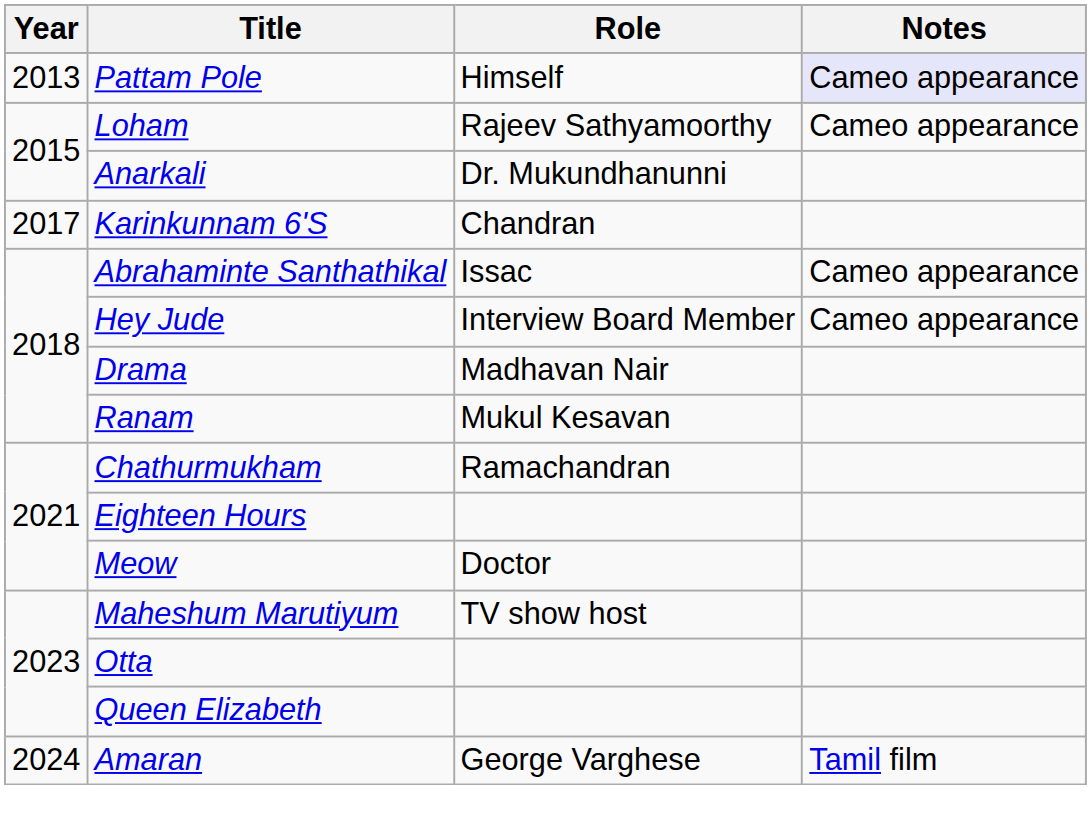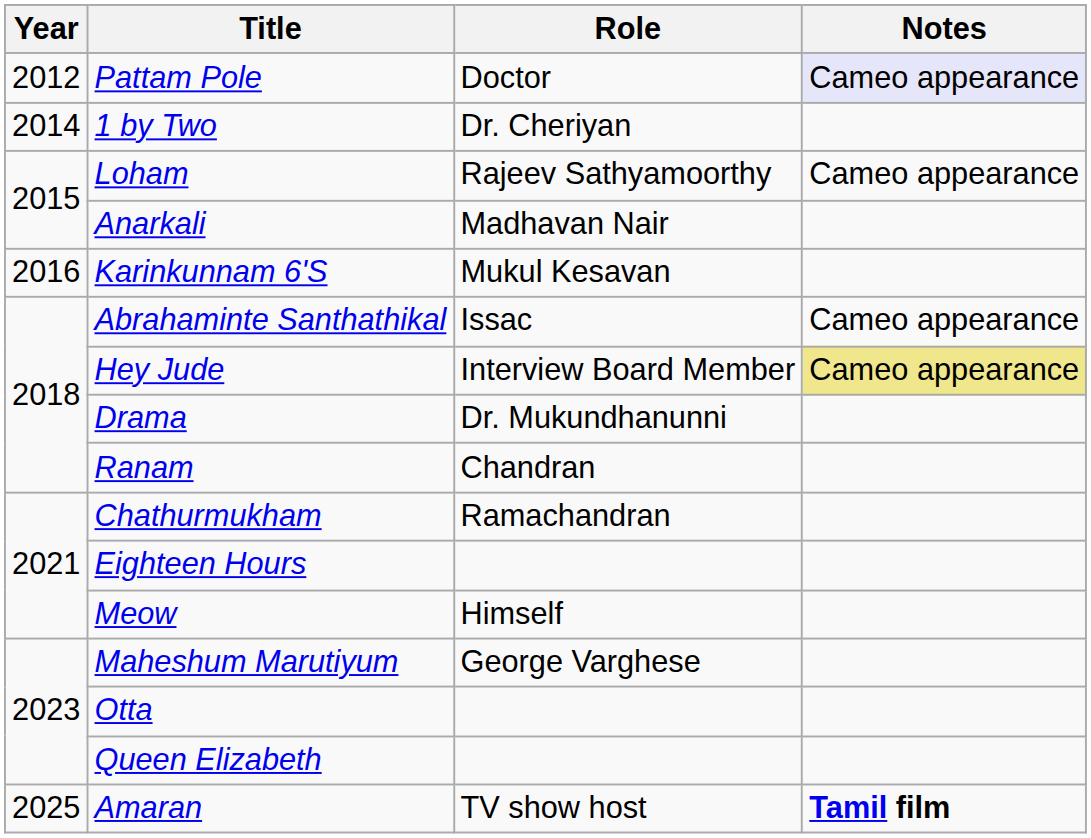(46, 77) 2013 -> (46, 77) 2012
(512, 77) Himself -> (506, 77) Doctor
+ row: (156, 126)
(594, 175) Dr. Mukundhanunni -> (565, 223) Madhavan Nair
(46, 223) 2017 -> (46, 272) 2016
(528, 223) Chandran -> (566, 272) Mukul Kesavan
(944, 321) no background -> (944, 369) khaki background
(565, 369) Madhavan Nair -> (594, 418) Dr. Mukundhanunni
(566, 418) Mukul Kesavan -> (528, 467) Chandran
(506, 564) Doctor -> (512, 613) Himself
(554, 613) TV show host -> (581, 662) George Varghese
(46, 759) 2024 -> (46, 808) 2025
(581, 759) George Varghese -> (554, 808) TV show host
(873, 759) normal -> (880, 808) bold
